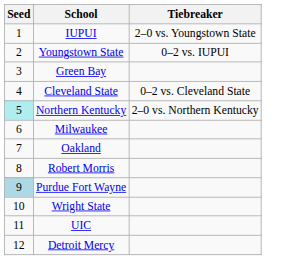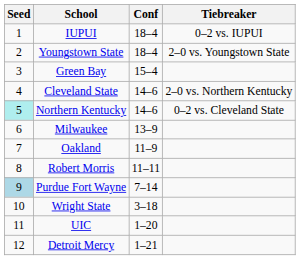+ column: (146, 14)
(195, 33) 2–0 vs. Youngstown State -> (229, 33) 0–2 vs. IUPUI
(195, 52) 0–2 vs. IUPUI -> (229, 52) 2–0 vs. Youngstown State
(195, 91) 0–2 vs. Cleveland State -> (229, 91) 2–0 vs. Northern Kentucky
(195, 110) 2–0 vs. Northern Kentucky -> (229, 110) 0–2 vs. Cleveland State
